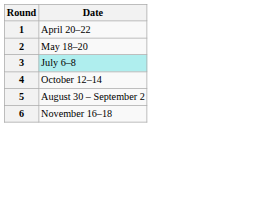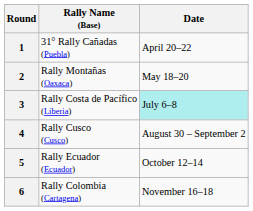+ column: (89, 18)
(72, 79) October 12–14 -> (194, 133) August 30 – September 2
(93, 96) August 30 – September 2 -> (172, 162) October 12–14
